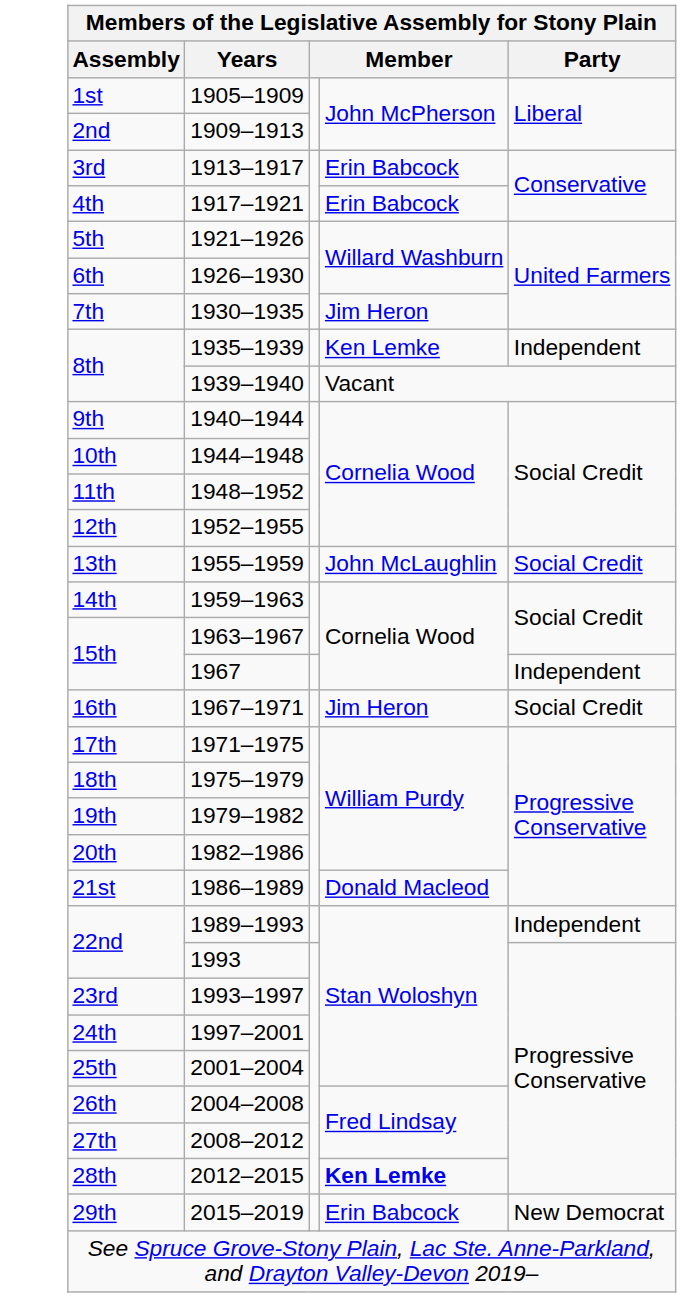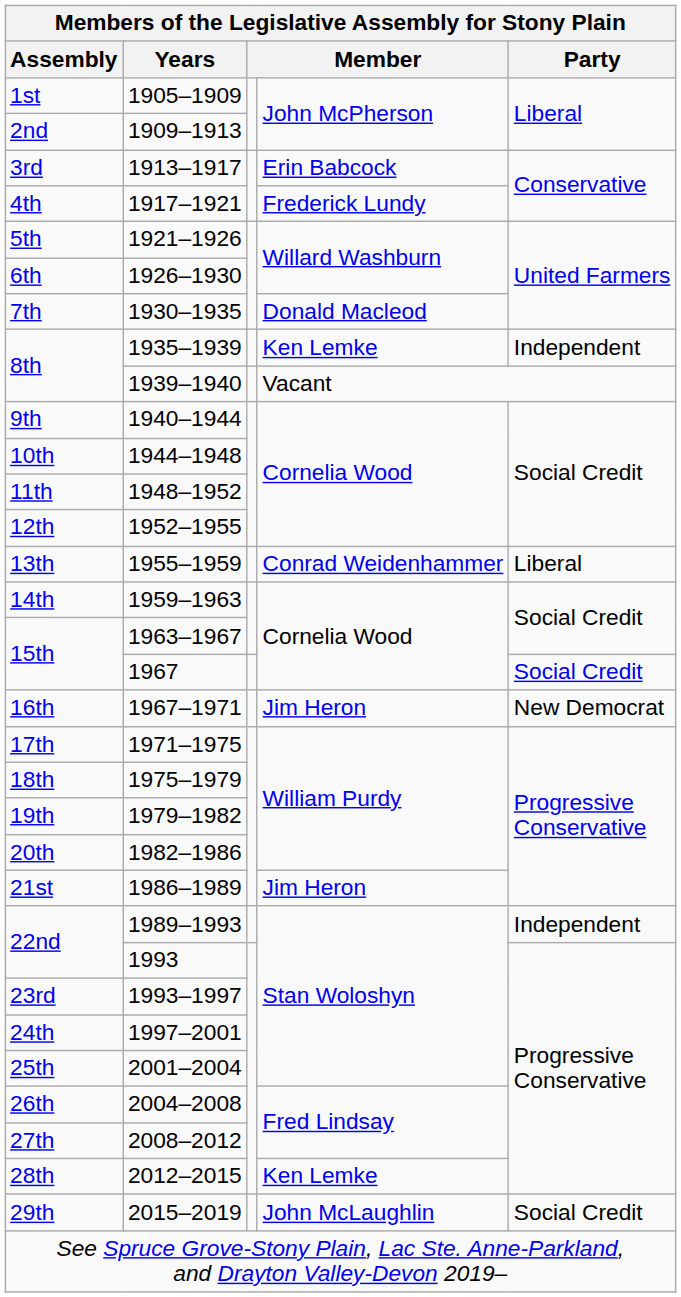(392, 203) Erin Babcock -> (344, 203) Frederick Lundy
(377, 311) Jim Heron -> (345, 311) Donald Macleod
(411, 563) John McLaughlin -> (383, 563) Conrad Weidenhammer
(578, 563) Social Credit -> (548, 563) Liberal
(577, 671) Independent -> (578, 671) Social Credit
(578, 707) Social Credit -> (589, 707) New Democrat
(407, 888) Donald Macleod -> (314, 888) Jim Heron
(386, 1176) bold -> (320, 1176) normal
(392, 1212) Erin Babcock -> (348, 1212) John McLaughlin
(589, 1212) New Democrat -> (578, 1212) Social Credit
